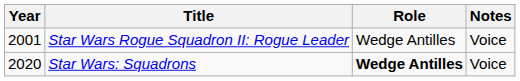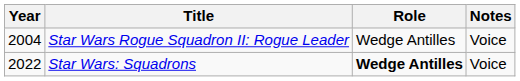(25, 40) 2001 -> (25, 40) 2004
(25, 64) 2020 -> (25, 64) 2022
